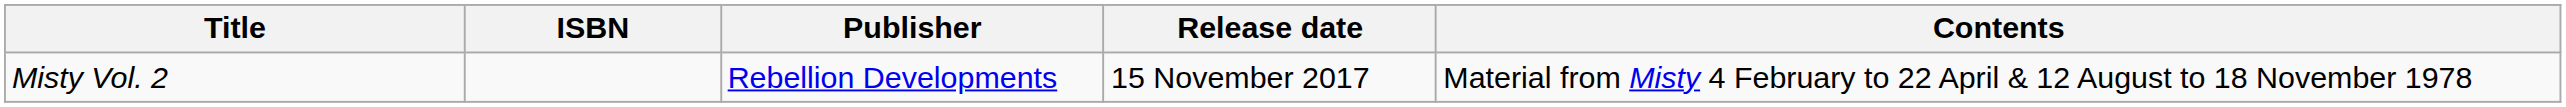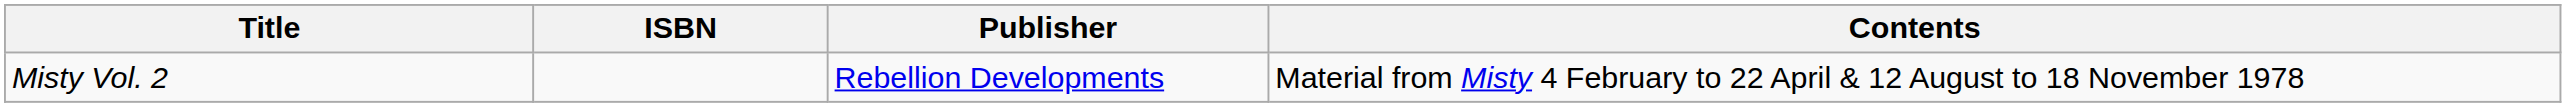- column: (1270, 28)
